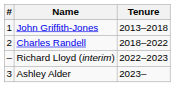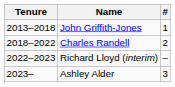columns swapped: (9, 12) <-> (144, 12)
